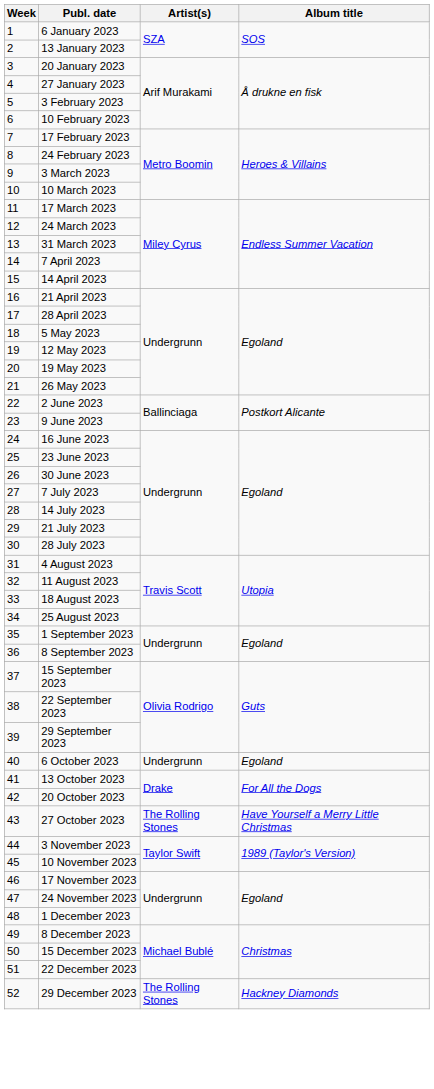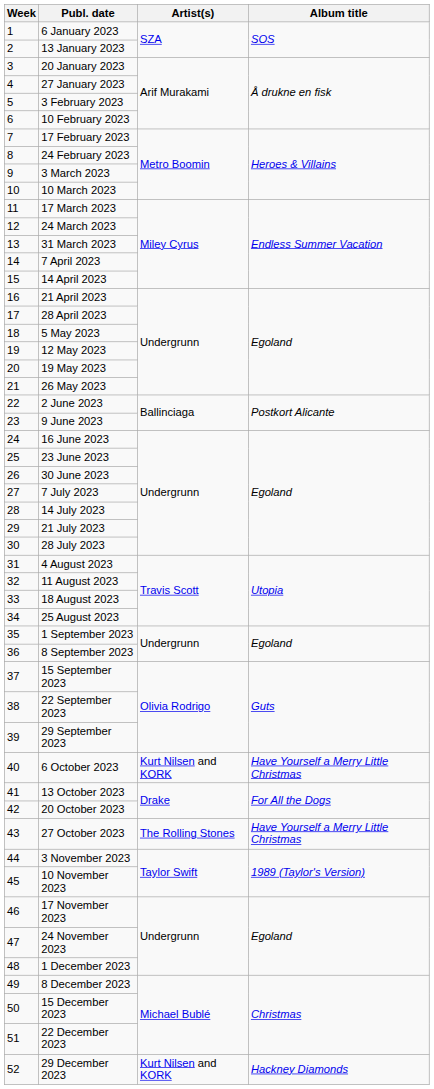(173, 761) Undergrunn -> (178, 767) Kurt Nilsen and KORK
(262, 761) Egoland -> (320, 767) Have Yourself a Merry Little Christmas
(171, 993) The Rolling Stones -> (178, 1069) Kurt Nilsen and KORK
